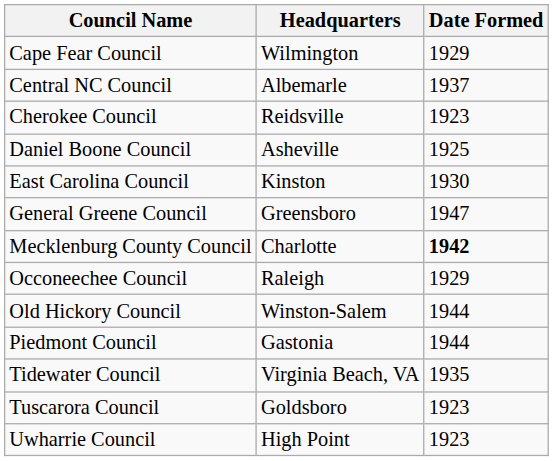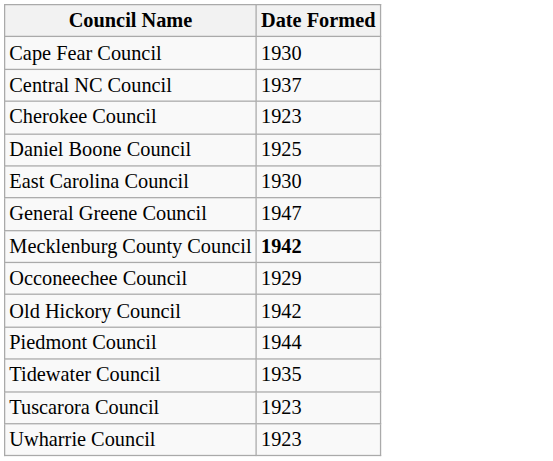- column: (340, 20)
(449, 52) 1929 -> (281, 52) 1930
(449, 310) 1944 -> (281, 310) 1942
